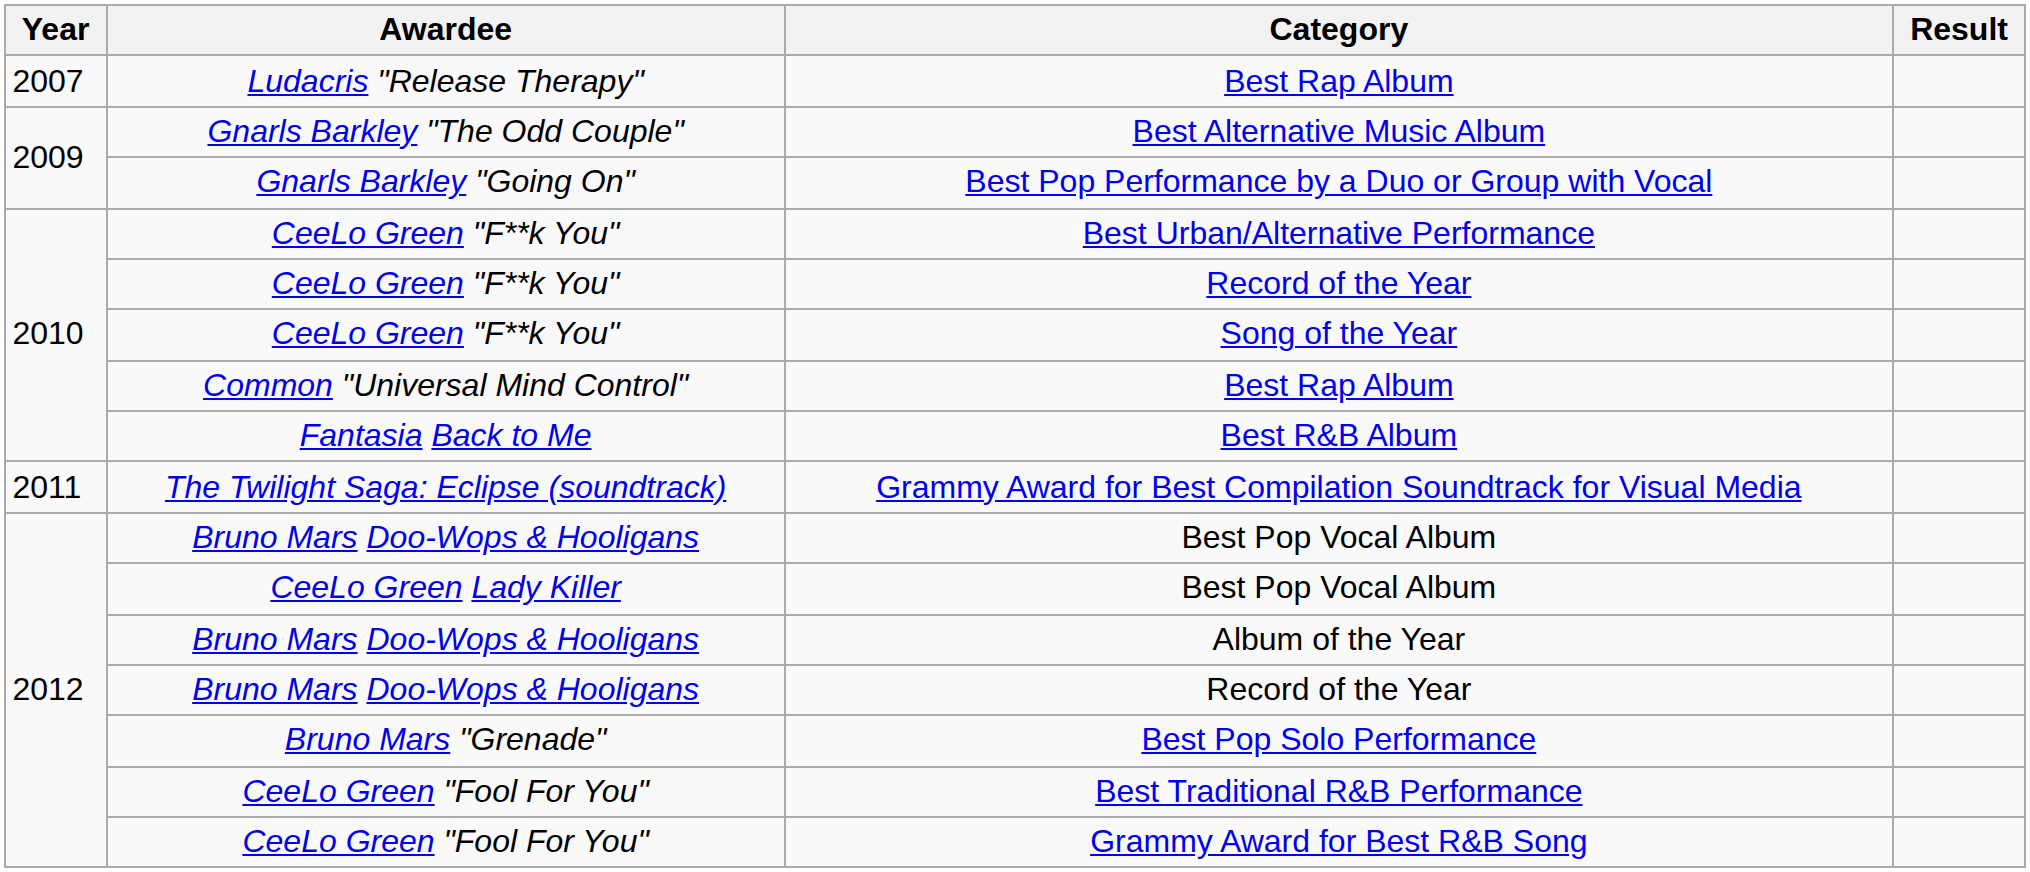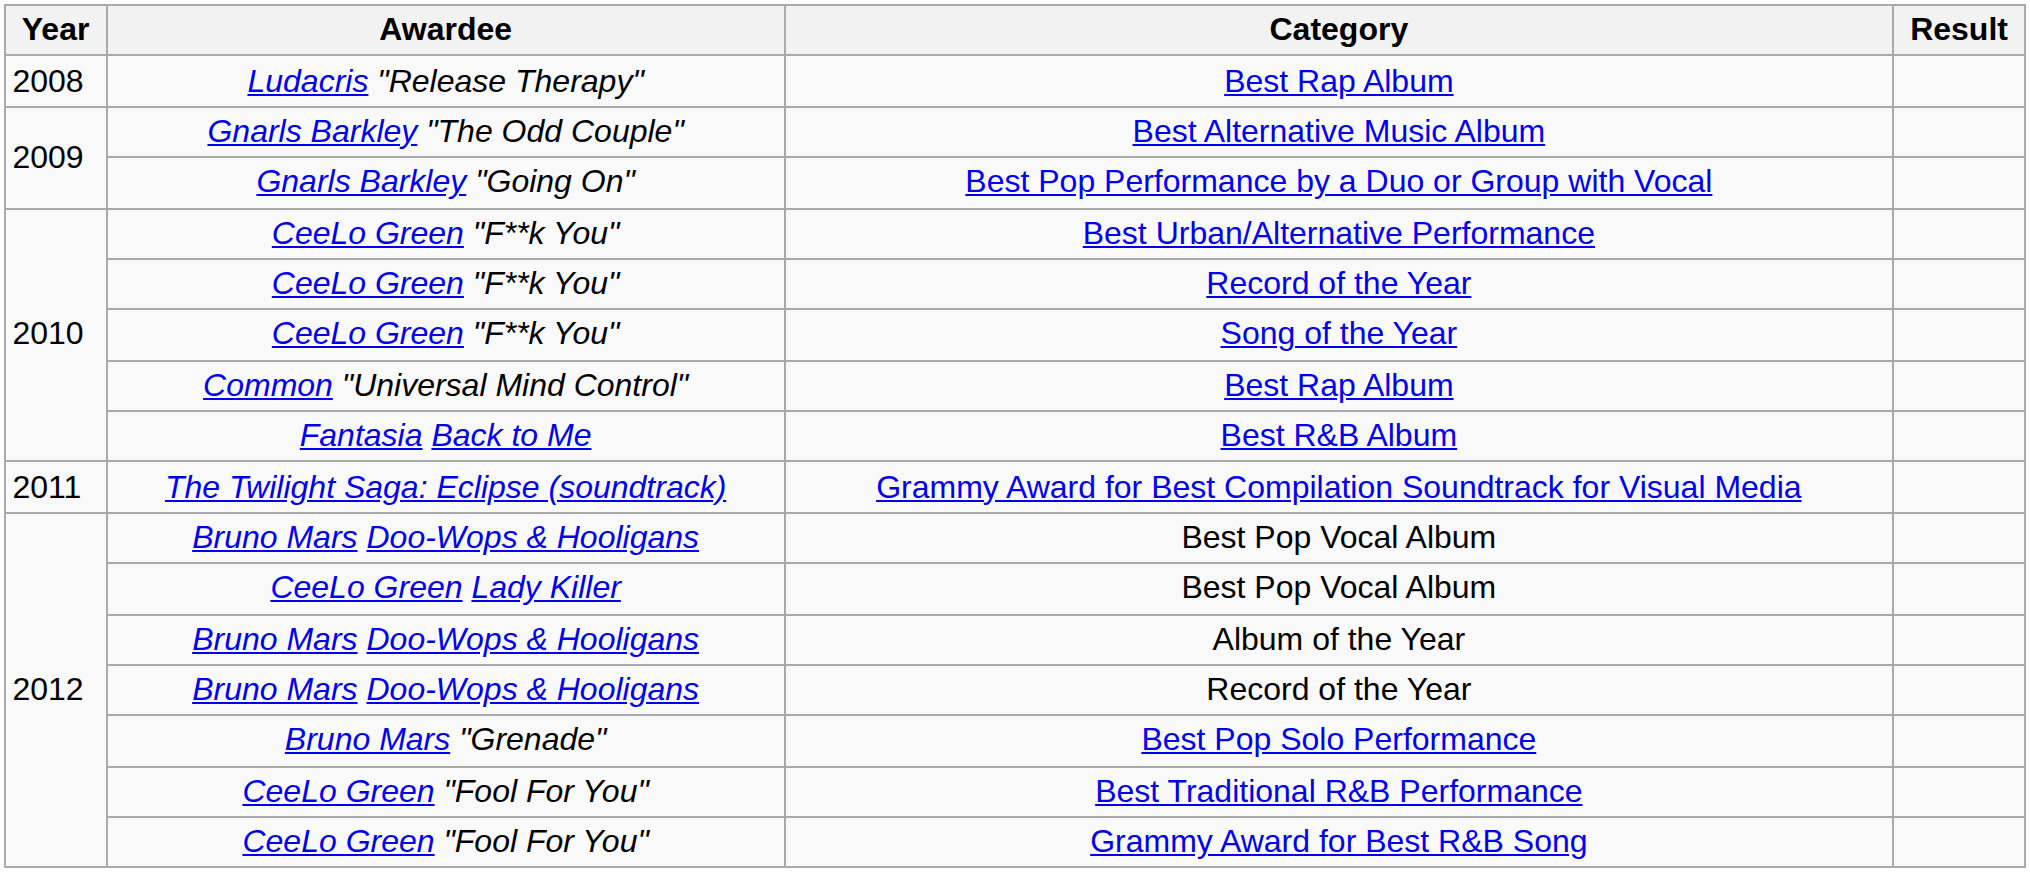(48, 80) 2007 -> (48, 80) 2008
